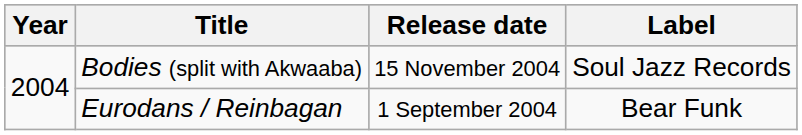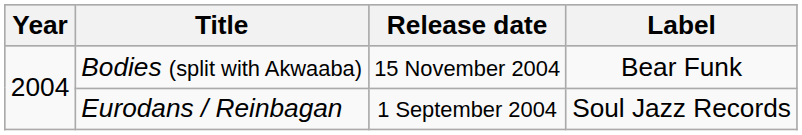(682, 66) Soul Jazz Records -> (682, 66) Bear Funk
(682, 108) Bear Funk -> (682, 108) Soul Jazz Records
